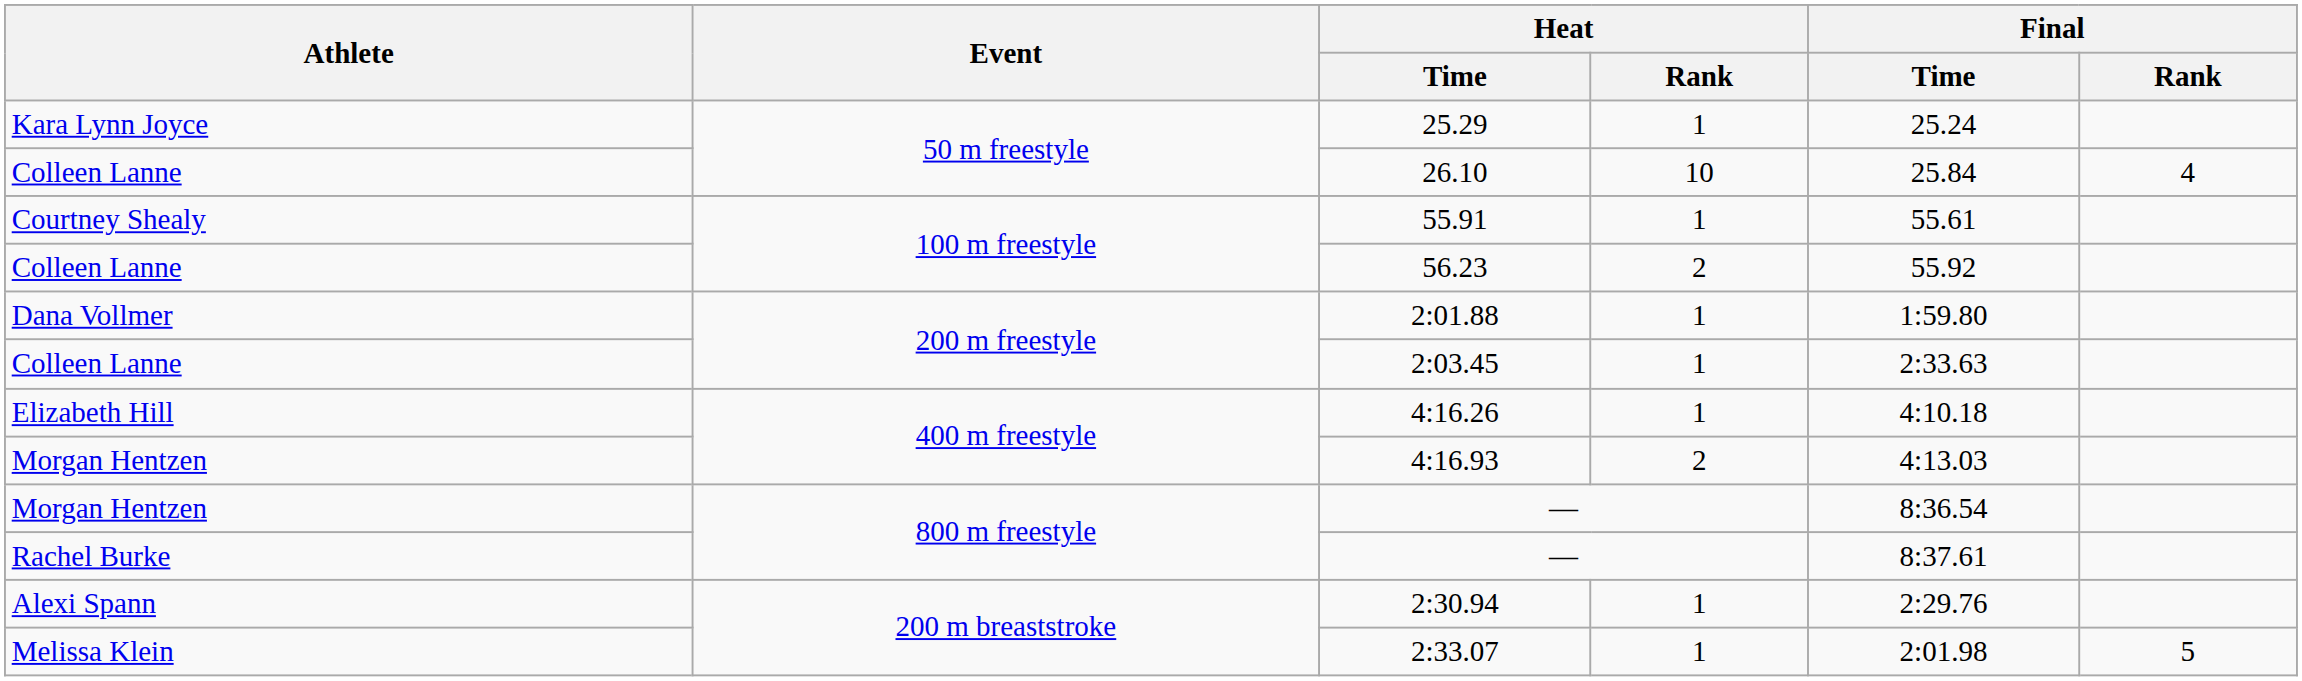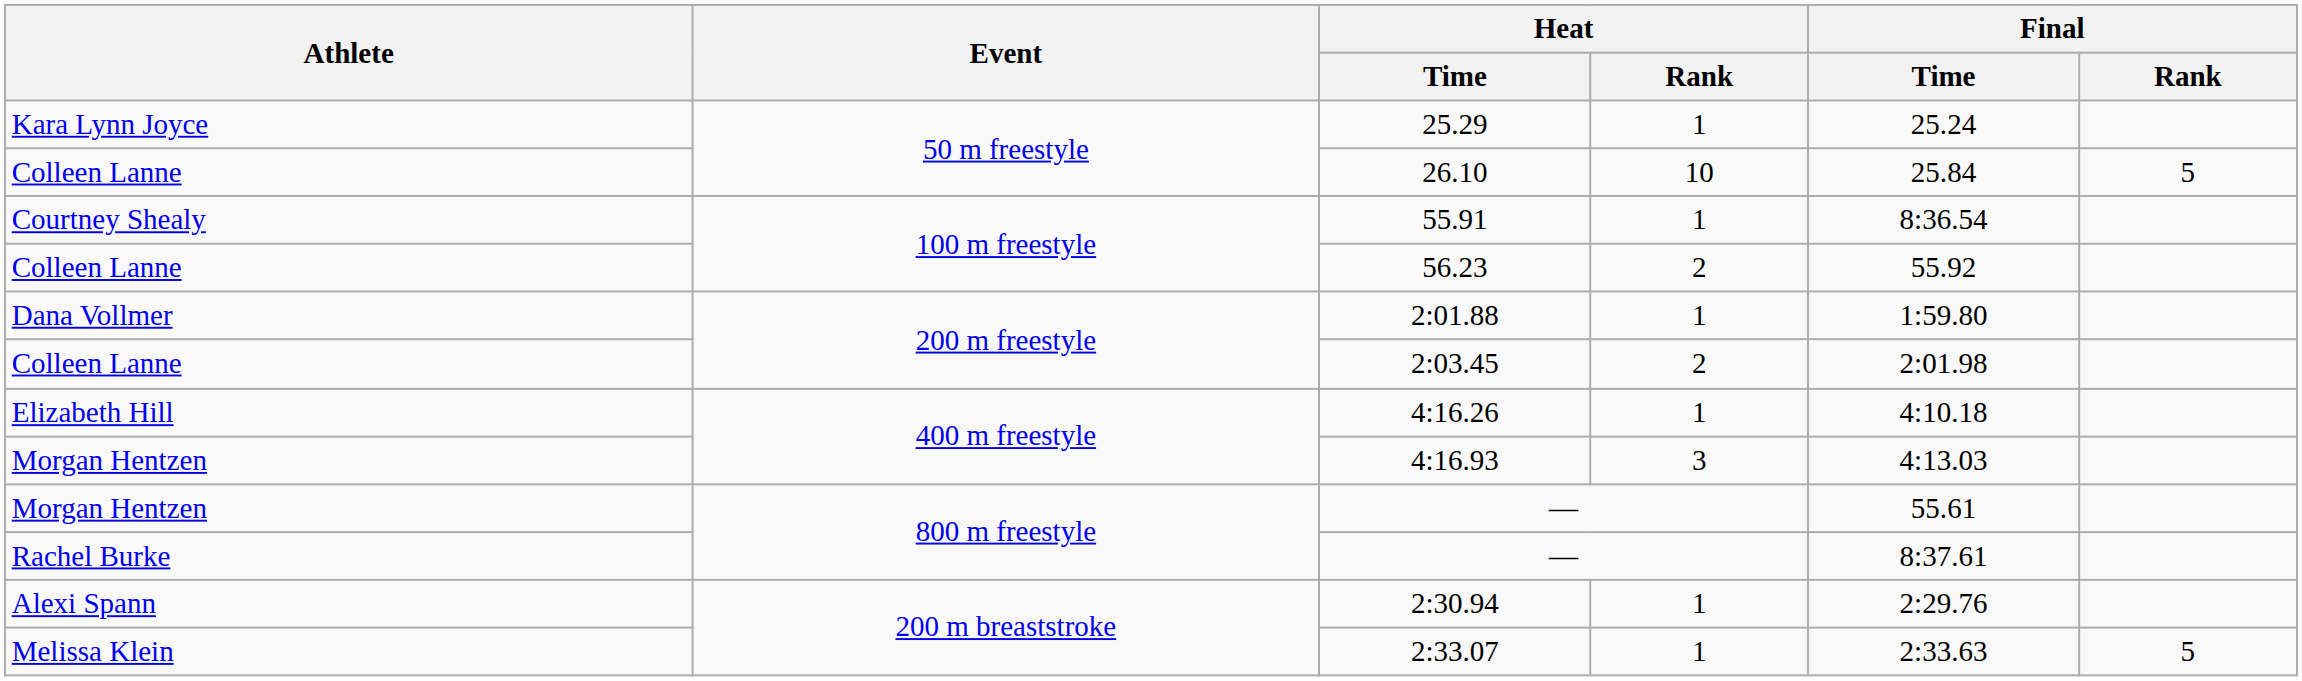(2188, 172) 4 -> (2188, 172) 5
(1944, 220) 55.61 -> (1944, 220) 8:36.54
(1699, 363) 1 -> (1699, 363) 2
(1944, 363) 2:33.63 -> (1944, 363) 2:01.98
(1699, 459) 2 -> (1699, 459) 3
(1944, 507) 8:36.54 -> (1944, 507) 55.61
(1944, 650) 2:01.98 -> (1944, 650) 2:33.63
